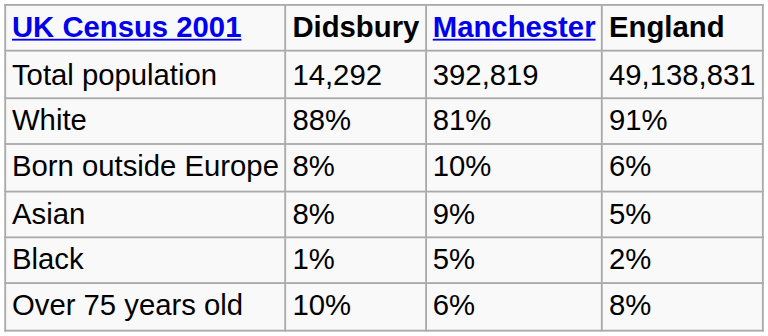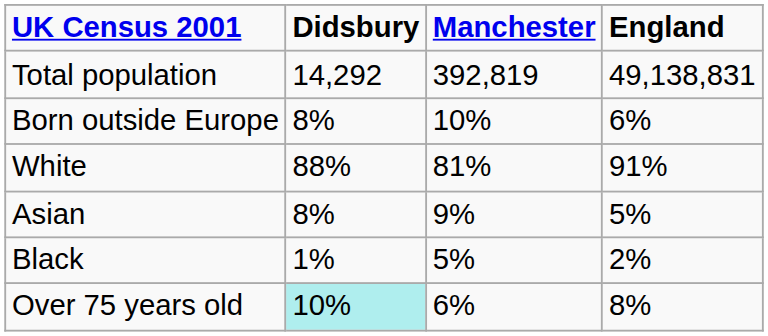rows swapped: (145, 167) <-> (49, 120)
(322, 306) no background -> (322, 306) paleturquoise background
